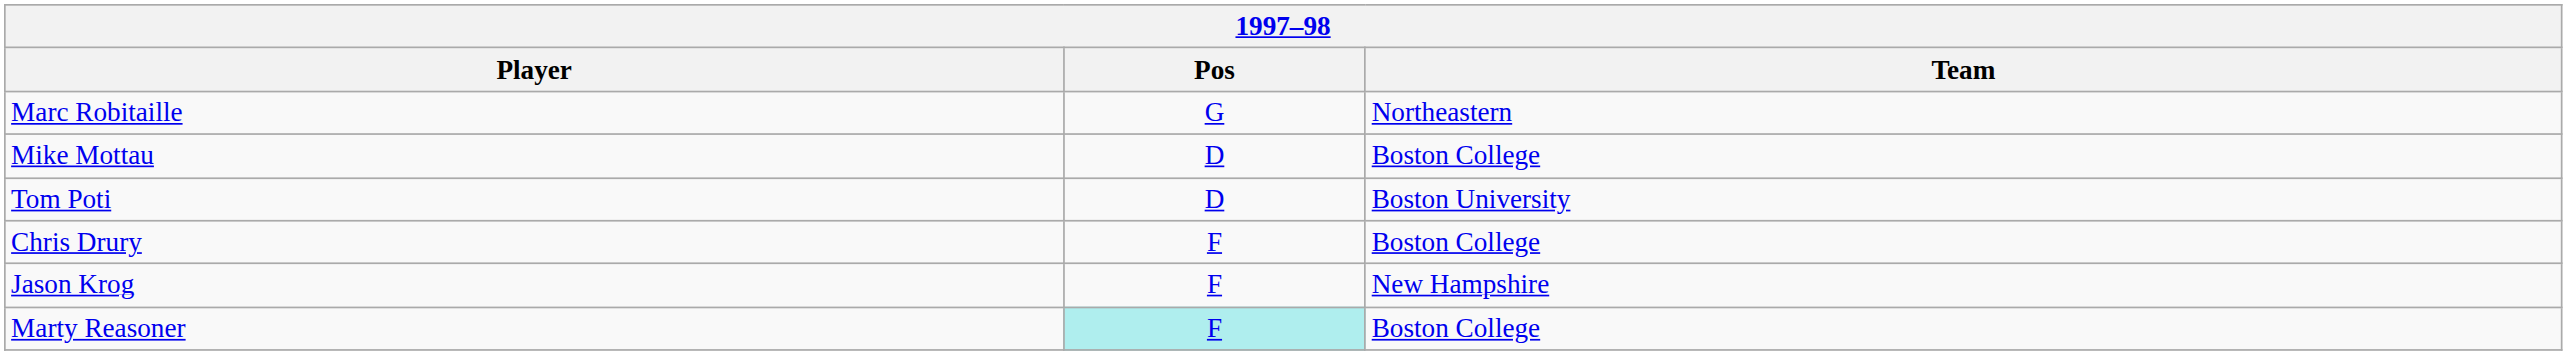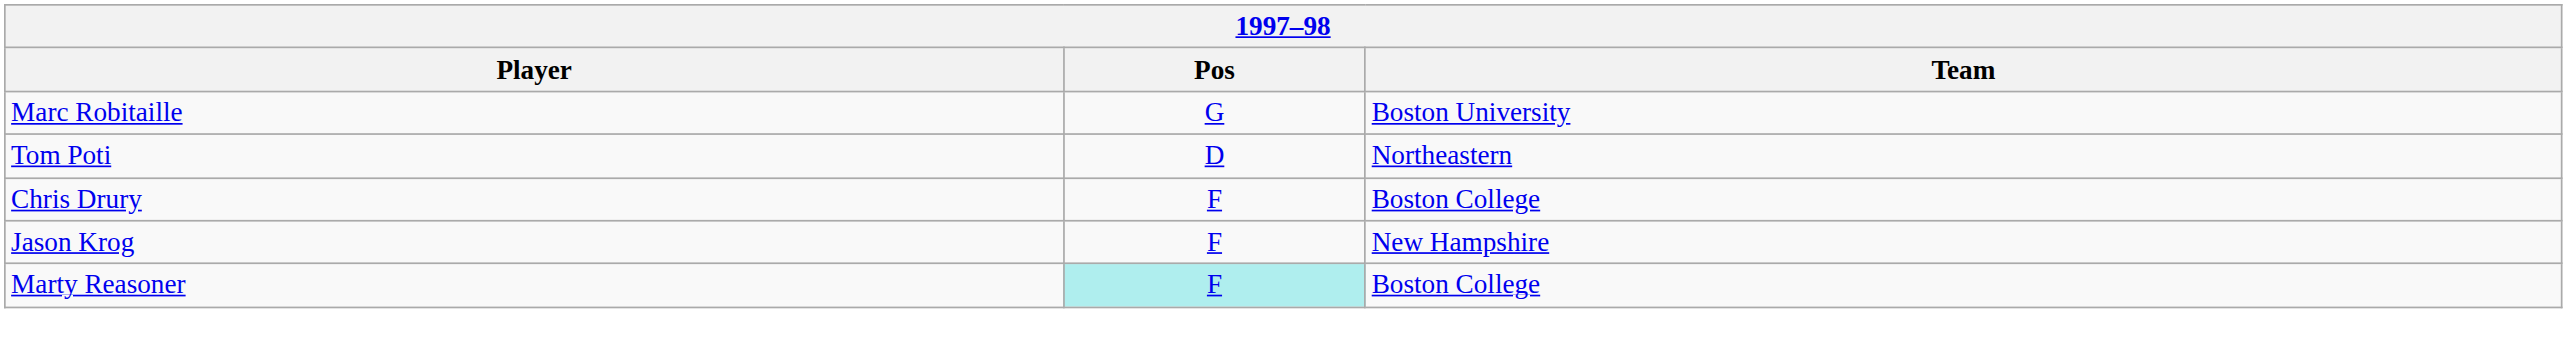(1442, 112) Northeastern -> (1471, 112) Boston University
- row: (83, 155)
(1471, 198) Boston University -> (1442, 155) Northeastern
